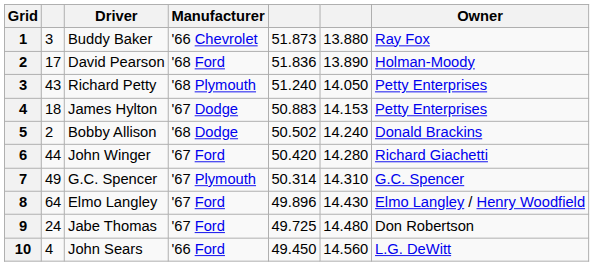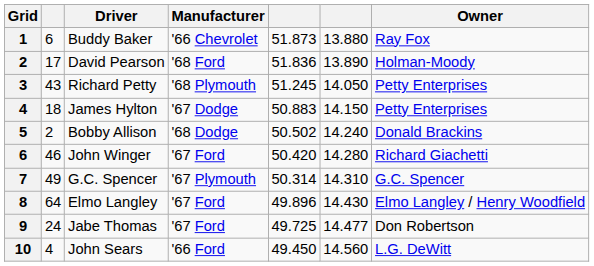(49, 39) 3 -> (49, 39) 6
(294, 86) 51.240 -> (294, 86) 51.245
(346, 109) 14.153 -> (346, 109) 14.150
(53, 156) 44 -> (53, 156) 46
(346, 226) 14.480 -> (346, 226) 14.477
